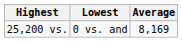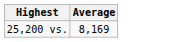- column: (100, 13)
